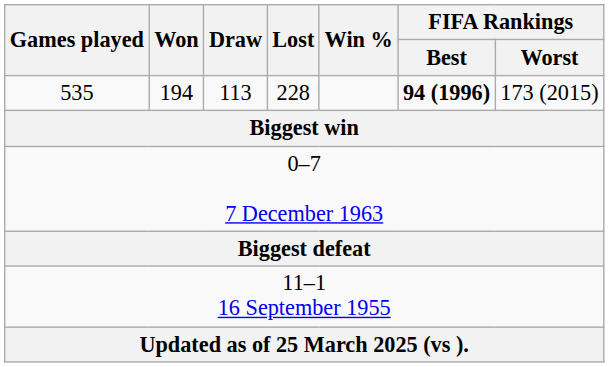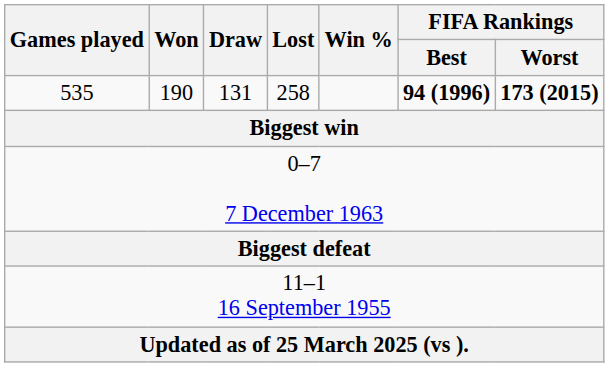(176, 92) 194 -> (176, 92) 190
(235, 92) 113 -> (235, 92) 131
(293, 92) 228 -> (293, 92) 258
(549, 92) normal -> (549, 92) bold
